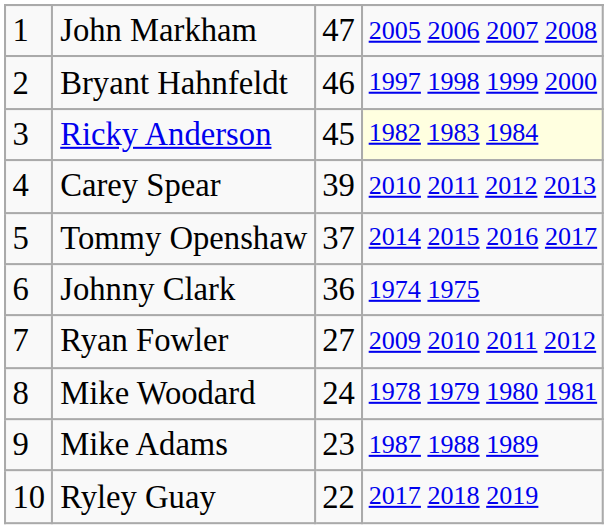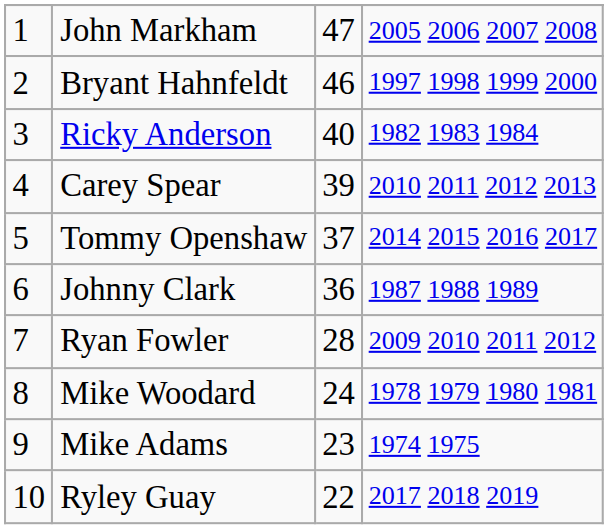(339, 133) 45 -> (339, 133) 40
(454, 133) lightyellow background -> (454, 133) no background
(424, 289) 1974 1975 -> (454, 289) 1987 1988 1989
(339, 340) 27 -> (339, 340) 28
(454, 444) 1987 1988 1989 -> (424, 444) 1974 1975
